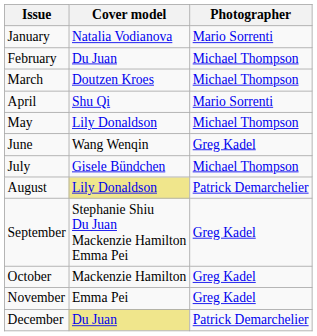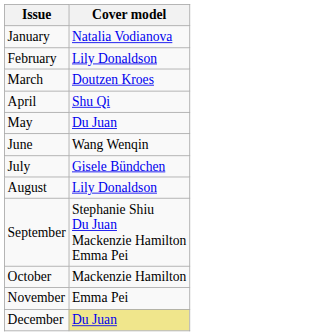- column: (251, 15)
(94, 58) Du Juan -> (114, 58) Lily Donaldson
(114, 123) Lily Donaldson -> (94, 123) Du Juan
(114, 187) khaki background -> (114, 187) no background
